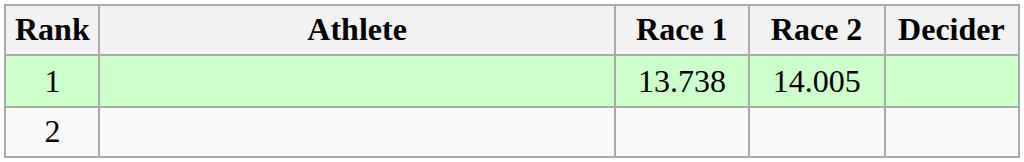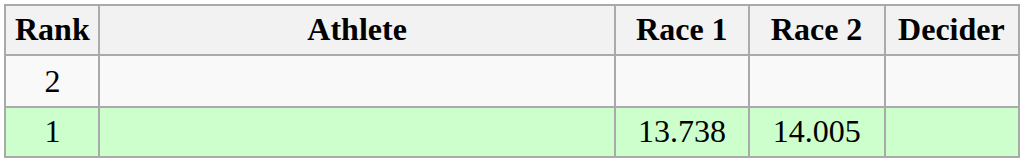rows swapped: (52, 80) <-> (52, 131)
